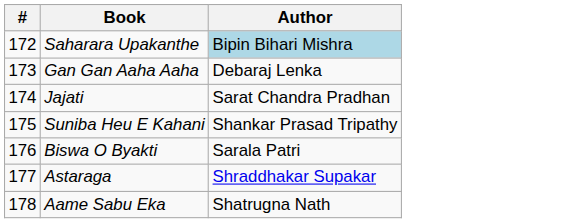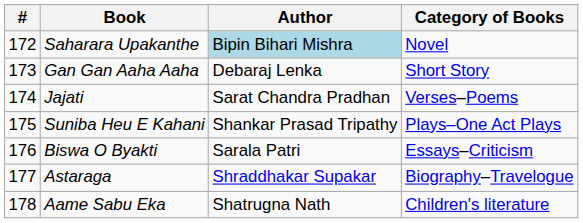+ column: (489, 17)
